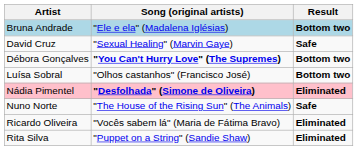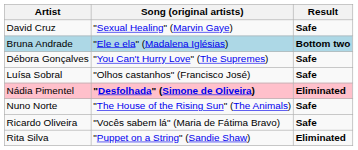rows swapped: (40, 28) <-> (31, 43)
(187, 59) bold -> (181, 59) normal
(323, 59) Bottom two -> (306, 59) Safe
(323, 75) Bottom two -> (306, 75) Safe
(321, 122) Eliminated -> (306, 122) Safe
